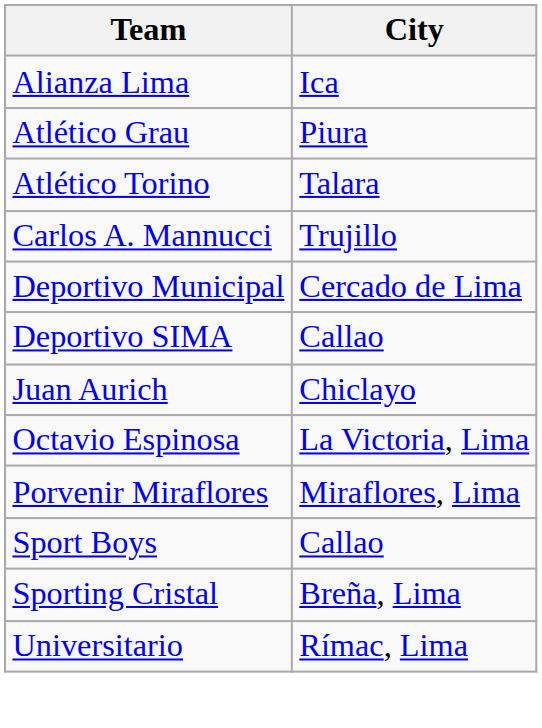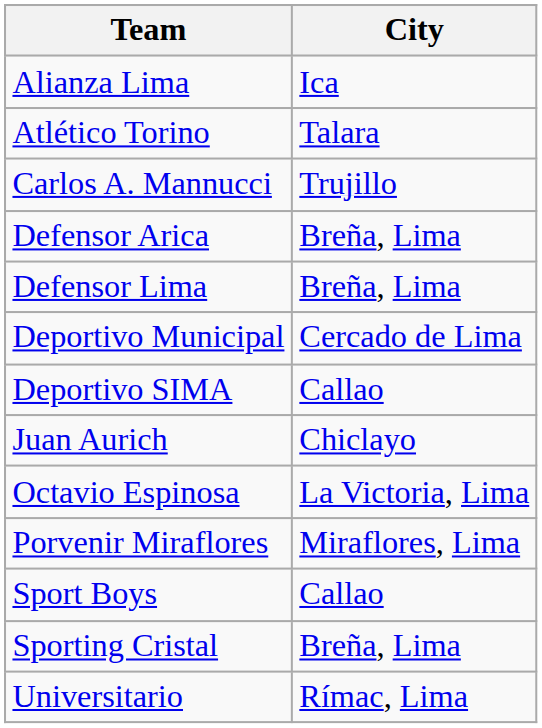- row: (101, 132)
+ row: (111, 235)
+ row: (110, 286)
